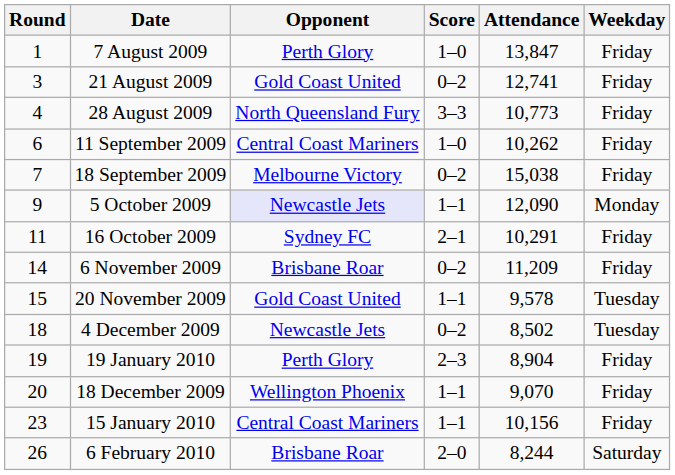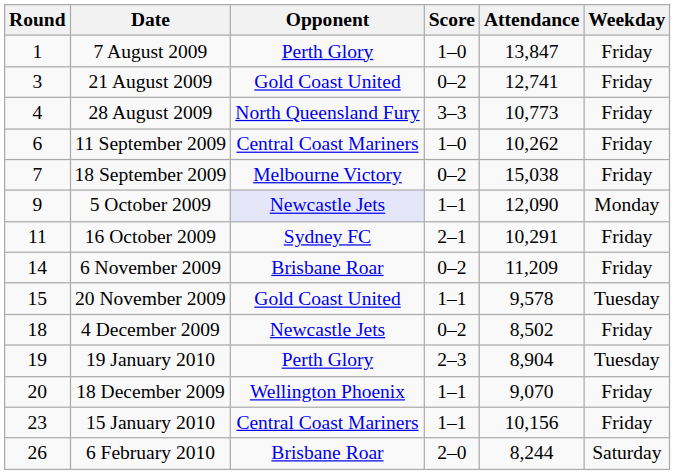(627, 329) Tuesday -> (627, 329) Friday
(627, 360) Friday -> (627, 360) Tuesday
